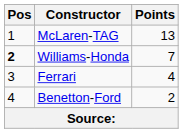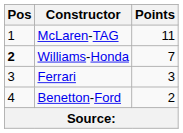(168, 36) 13 -> (168, 36) 11
(171, 77) 4 -> (171, 77) 3
